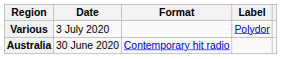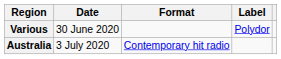(83, 29) 3 July 2020 -> (88, 29) 30 June 2020
(88, 45) 30 June 2020 -> (83, 45) 3 July 2020
